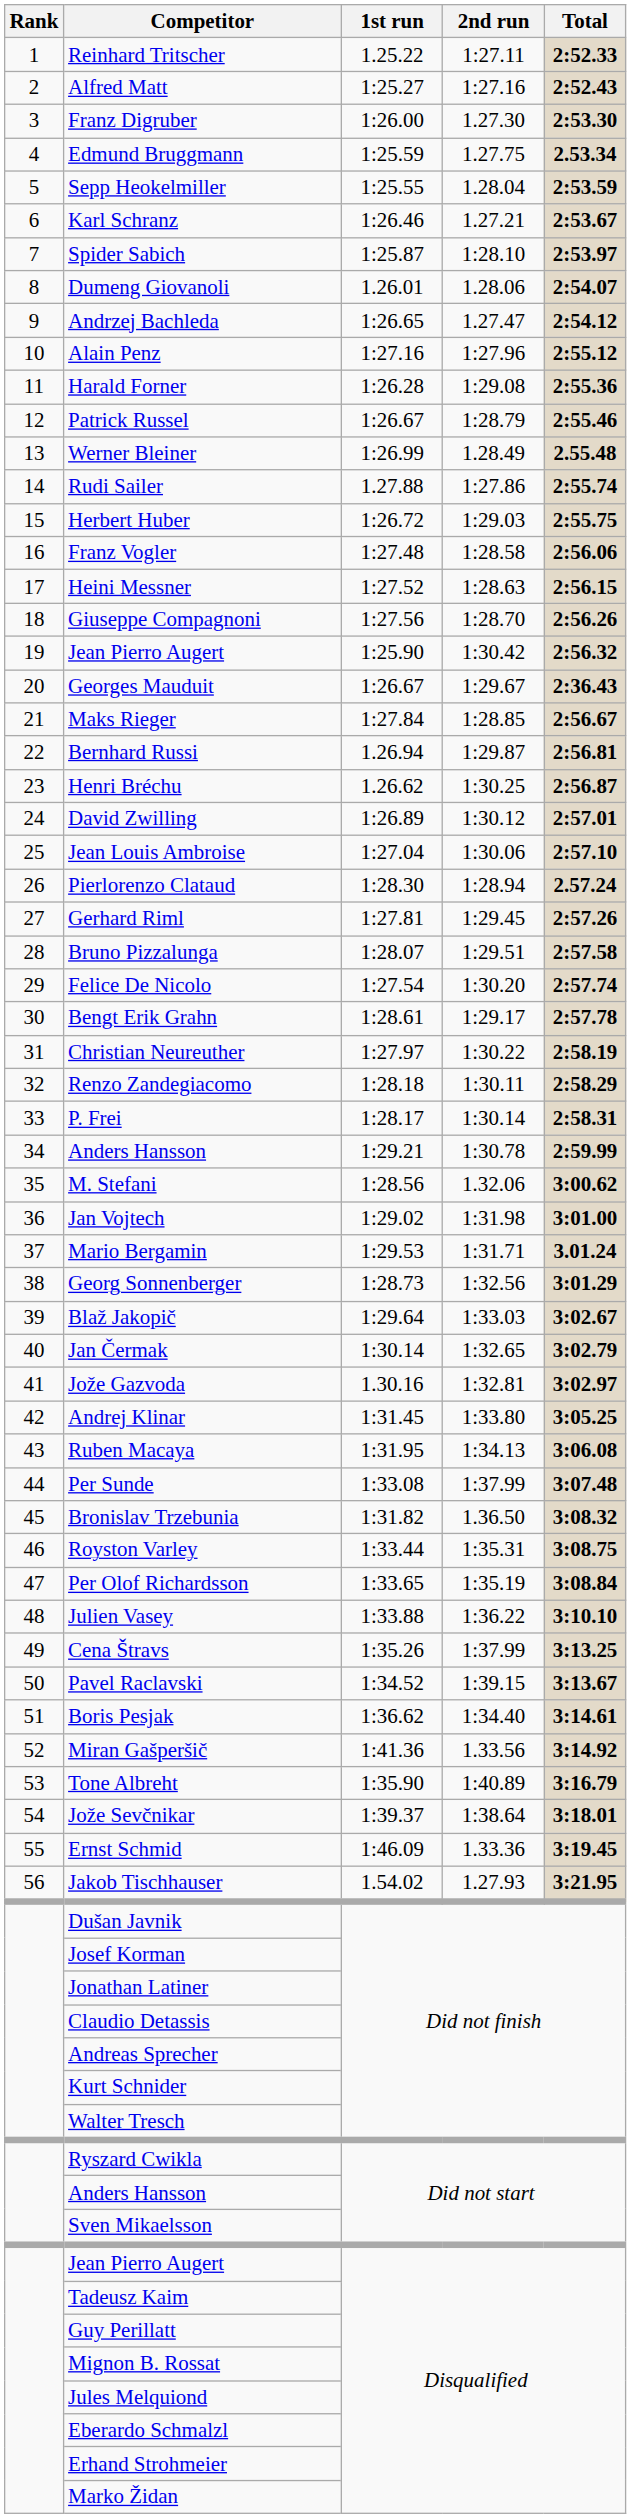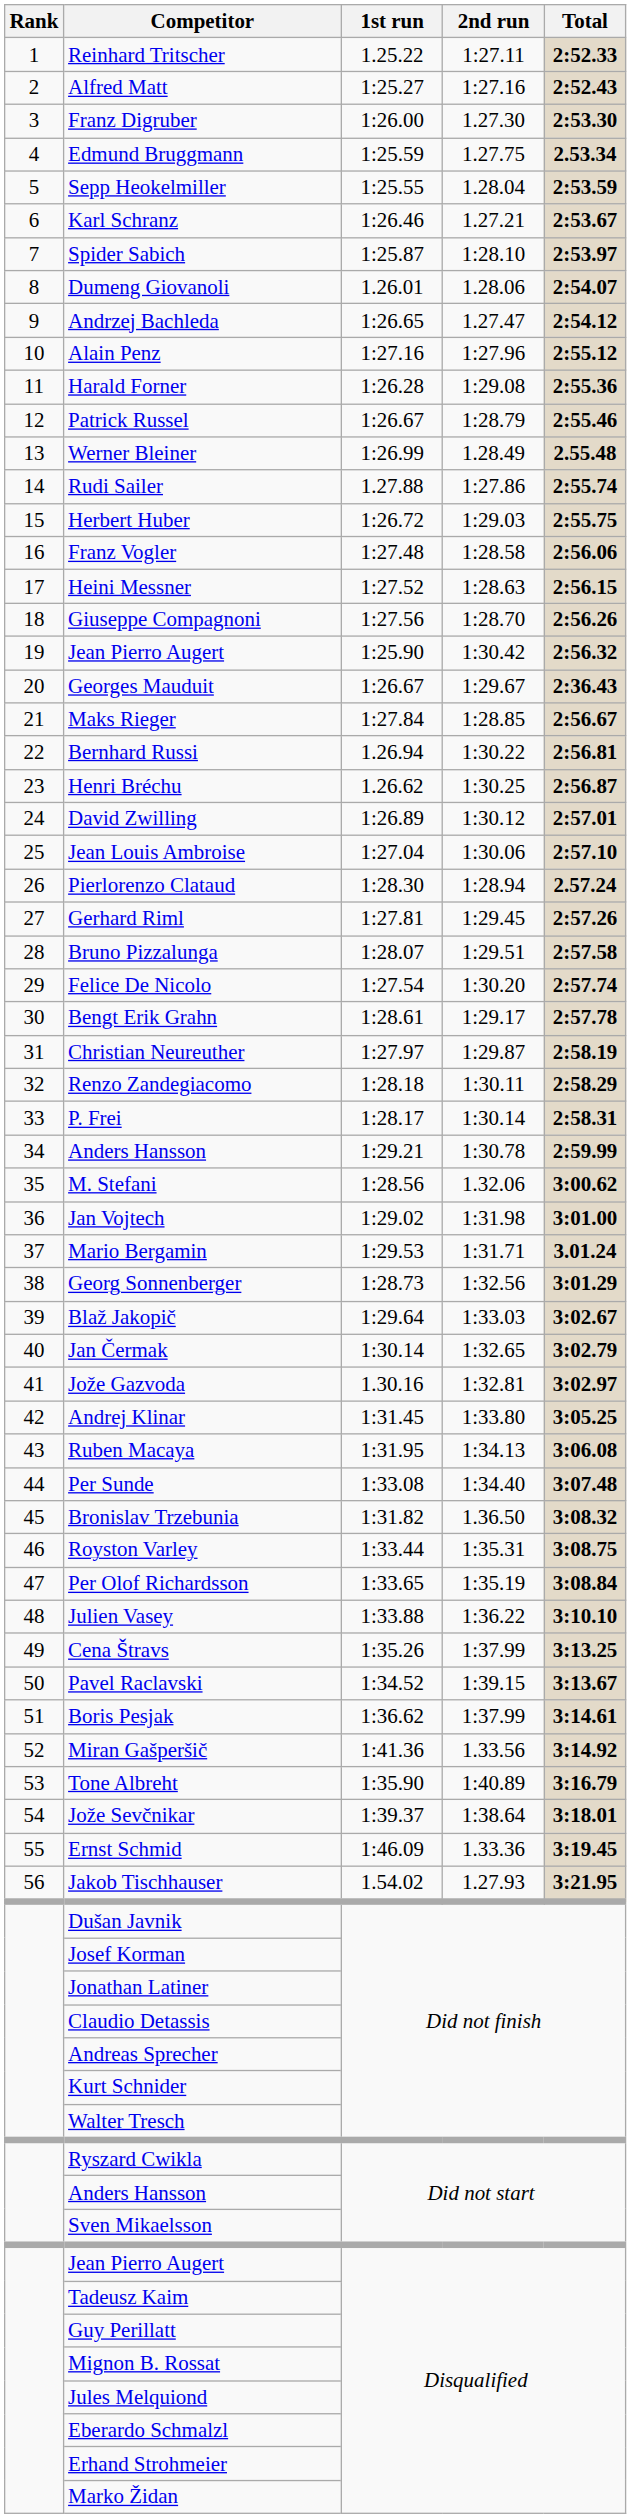(493, 752) 1:29.87 -> (493, 752) 1:30.22
(493, 1051) 1:30.22 -> (493, 1051) 1:29.87
(493, 1483) 1:37.99 -> (493, 1483) 1:34.40
(493, 1716) 1:34.40 -> (493, 1716) 1:37.99
